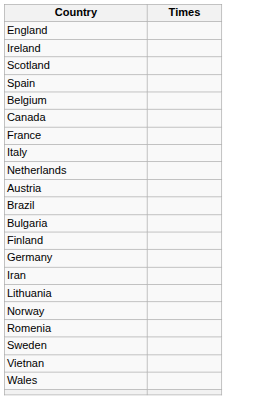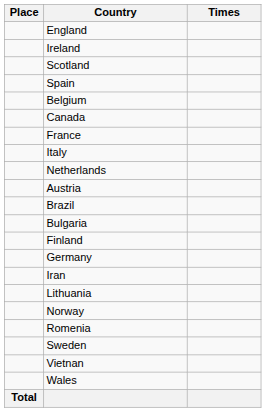+ column: (24, 13)
